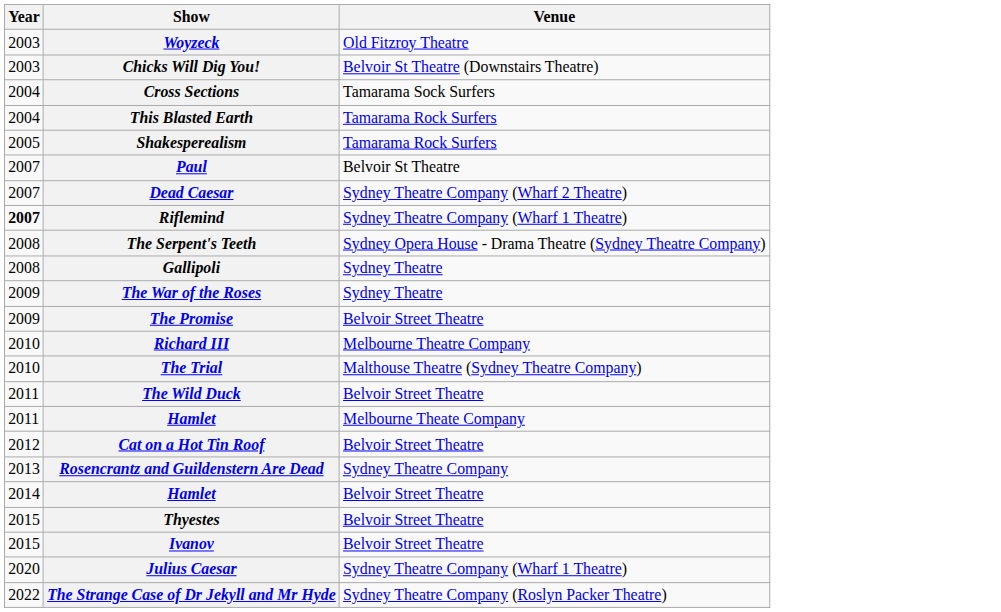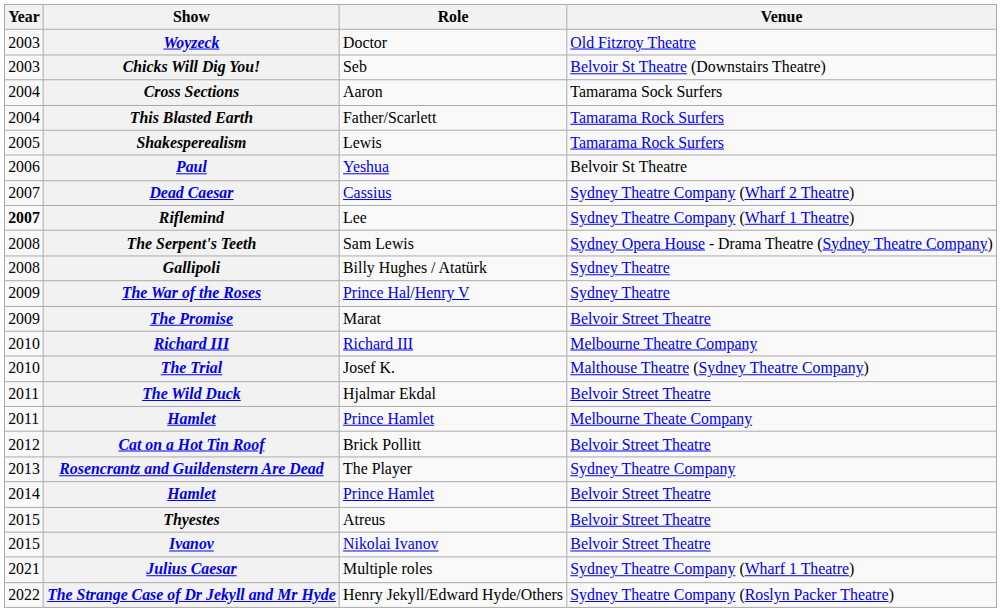+ column: (453, 17)
(24, 167) 2007 -> (24, 167) 2006
(24, 569) 2020 -> (24, 569) 2021
